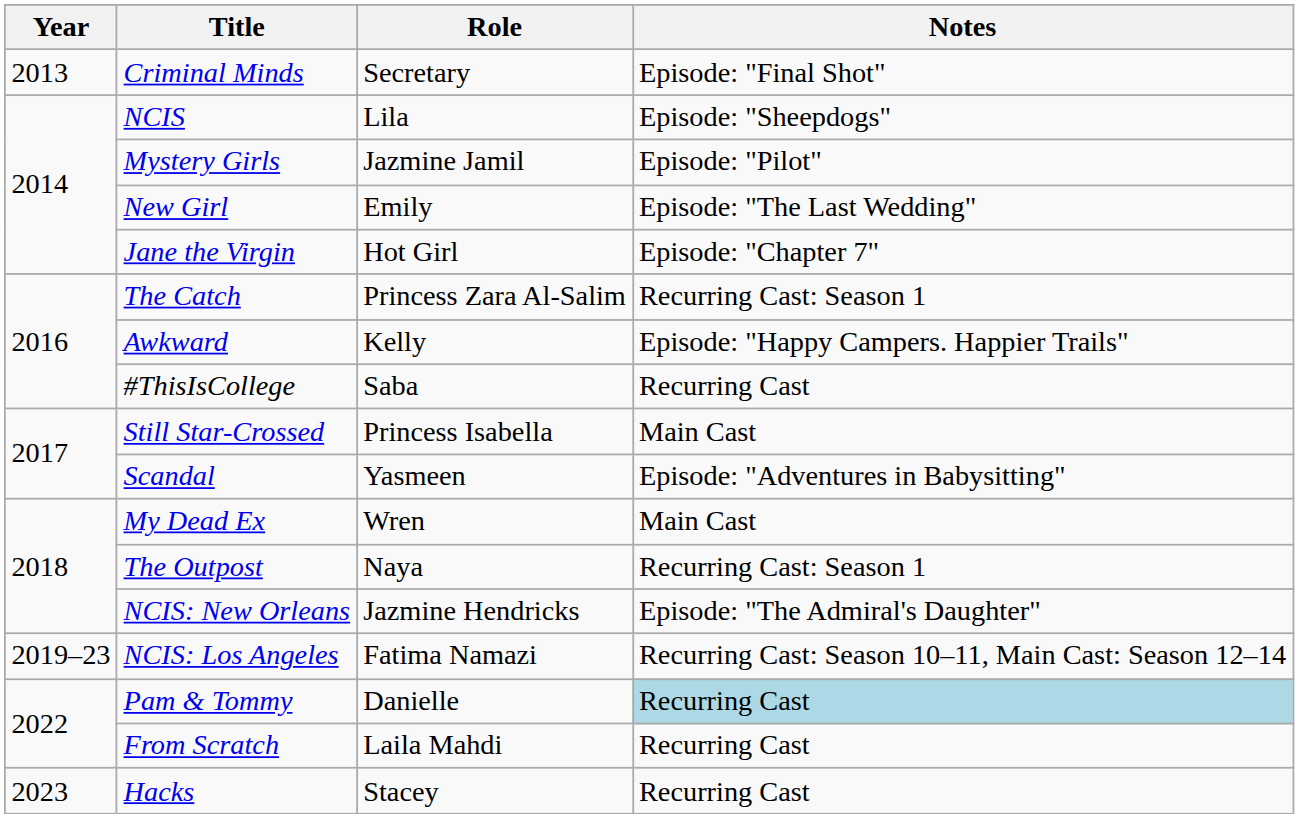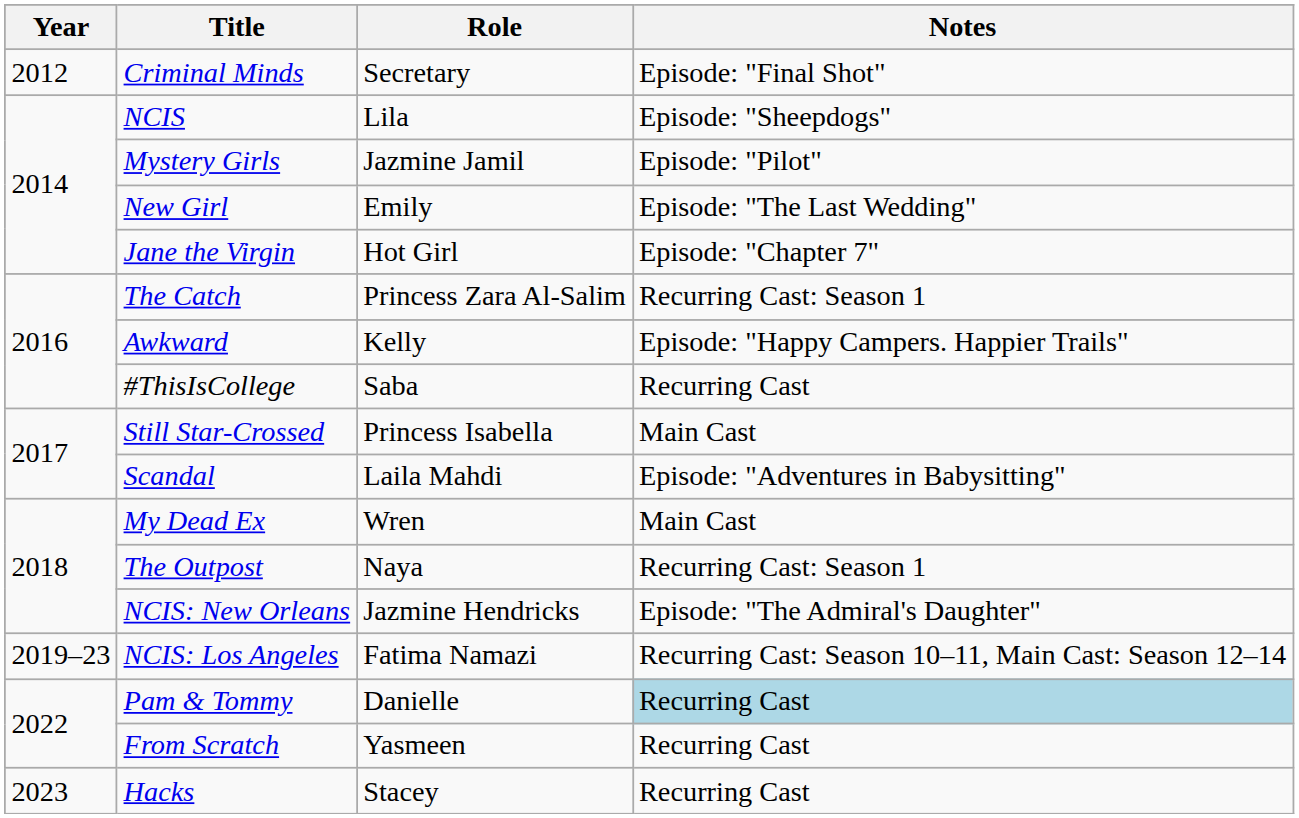(40, 71) 2013 -> (40, 71) 2012
(414, 476) Yasmeen -> (433, 476) Laila Mahdi
(433, 745) Laila Mahdi -> (414, 745) Yasmeen
